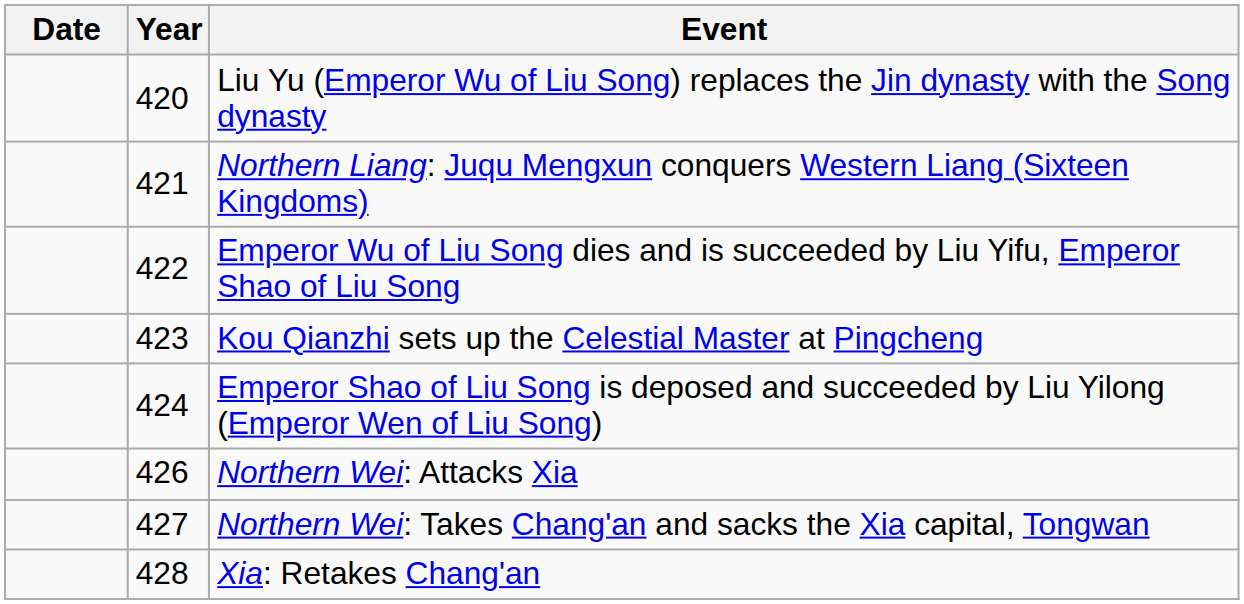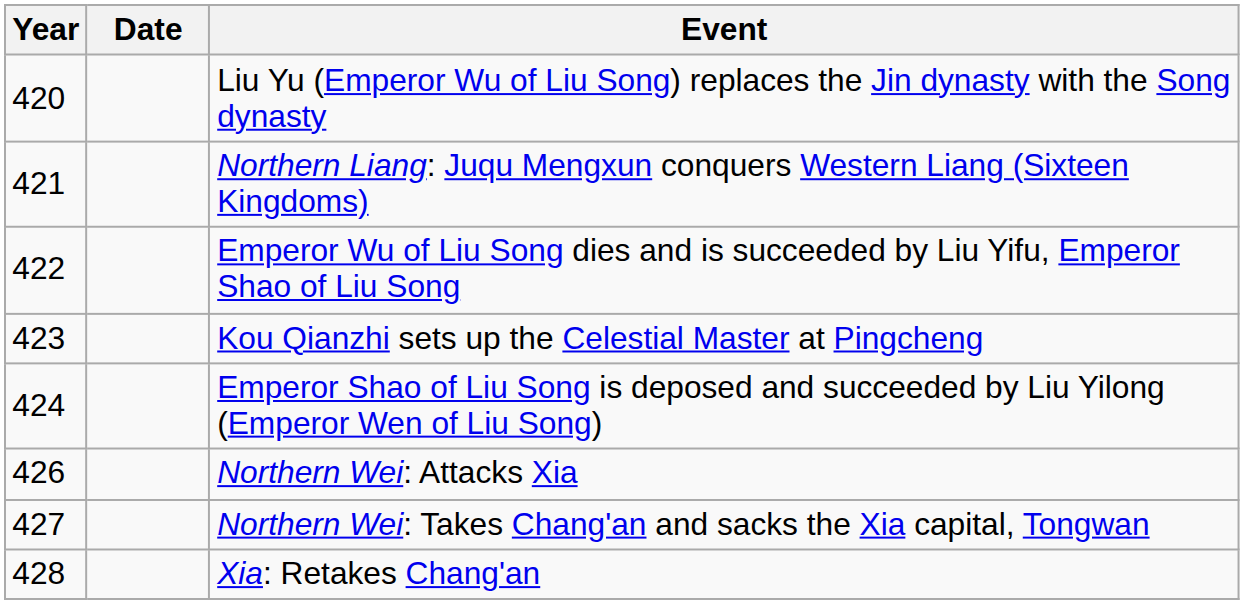columns swapped: (169, 29) <-> (67, 29)
